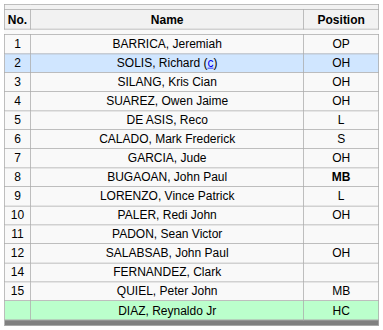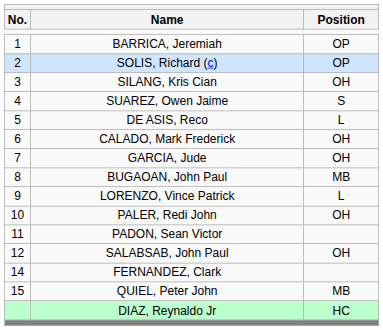(341, 63) OH -> (341, 63) OP
(341, 101) OH -> (341, 101) S
(341, 139) S -> (341, 139) OH
(341, 177) bold -> (341, 177) normal
